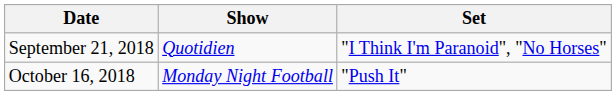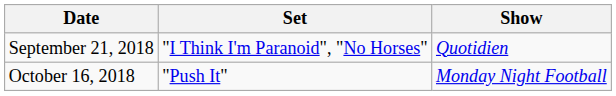columns swapped: (248, 18) <-> (474, 18)
